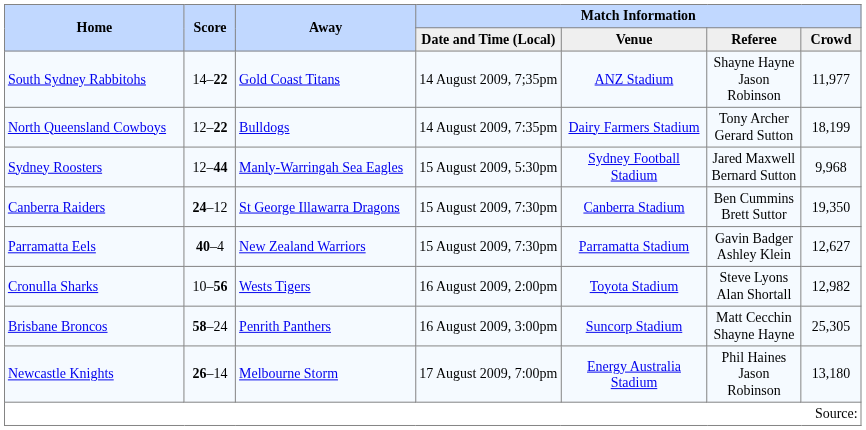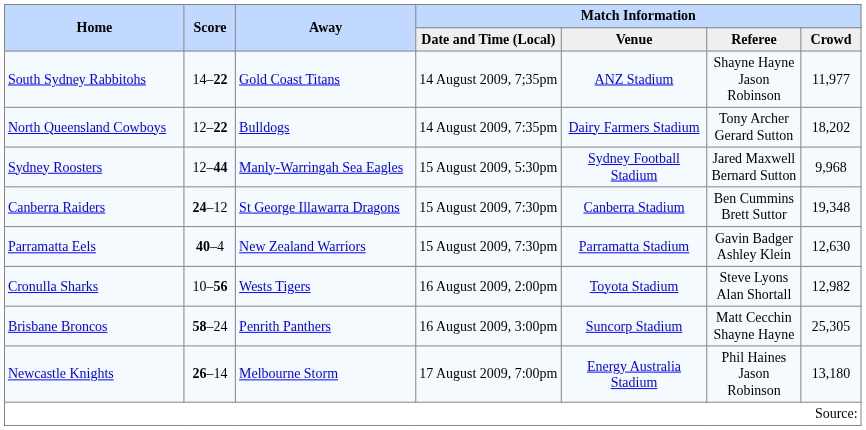(831, 127) 18,199 -> (831, 127) 18,202
(831, 206) 19,350 -> (831, 206) 19,348
(831, 246) 12,627 -> (831, 246) 12,630
